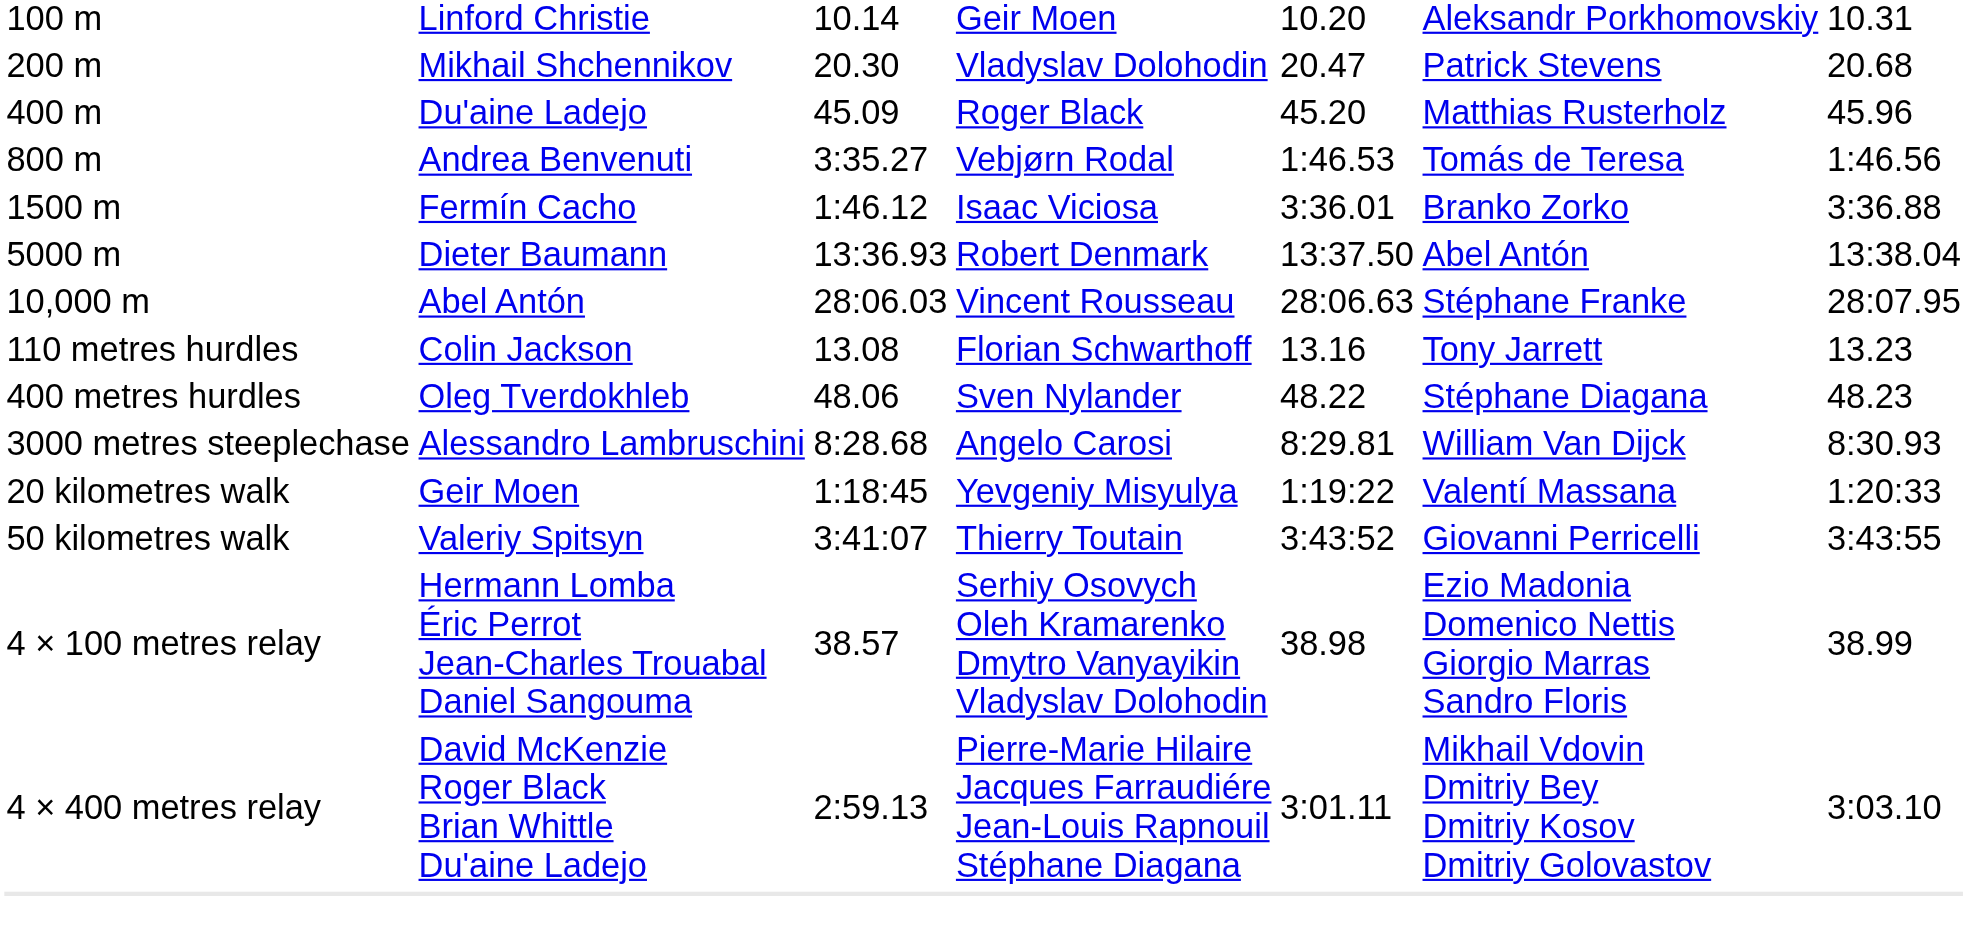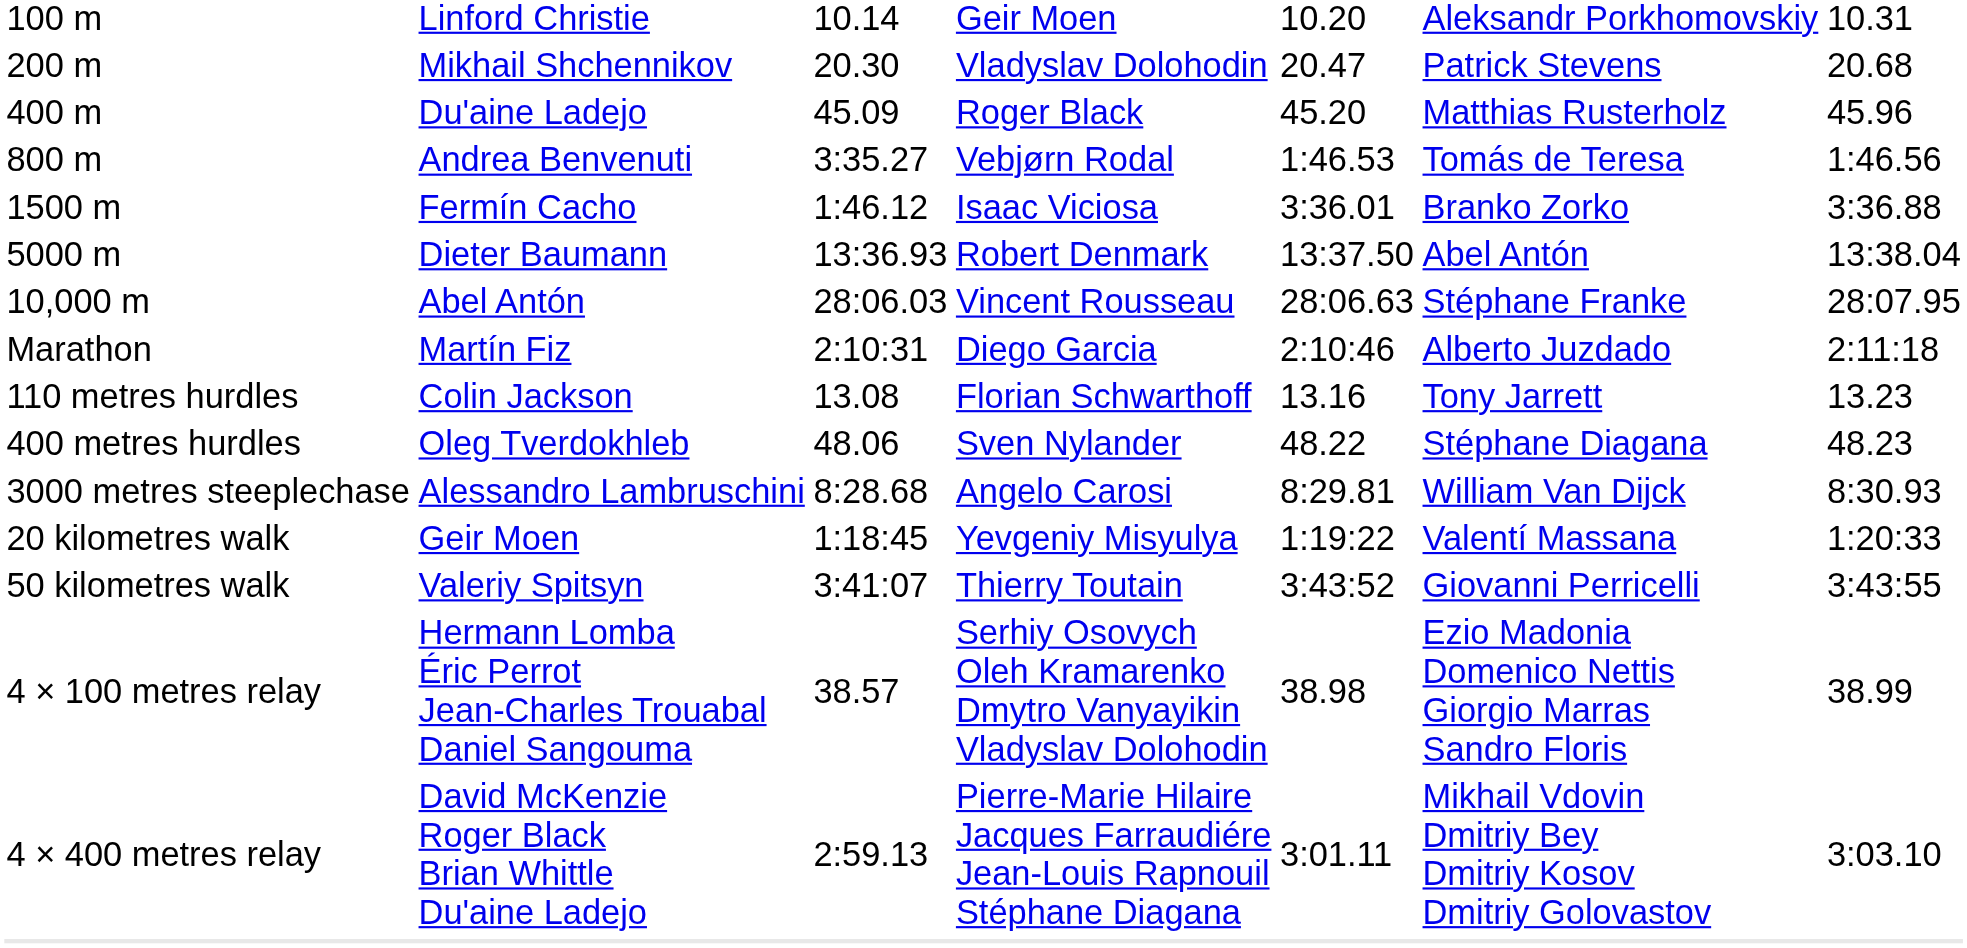+ row: (79, 349)
